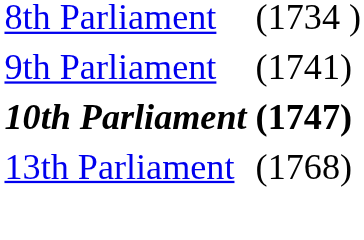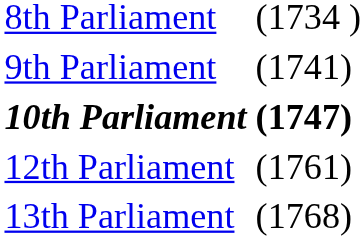+ row: (119, 166)
